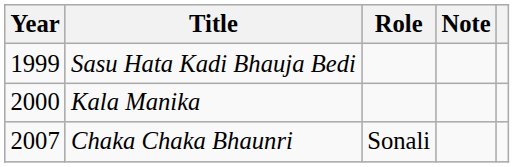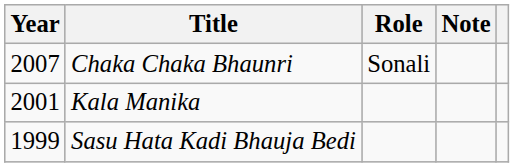rows swapped: (213, 63) <-> (182, 141)
(35, 102) 2000 -> (35, 102) 2001
